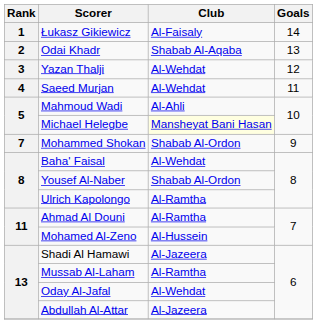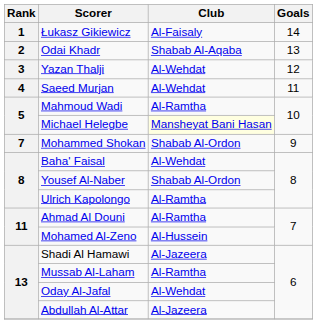(168, 106) Al-Ahli -> (178, 106) Al-Ramtha
